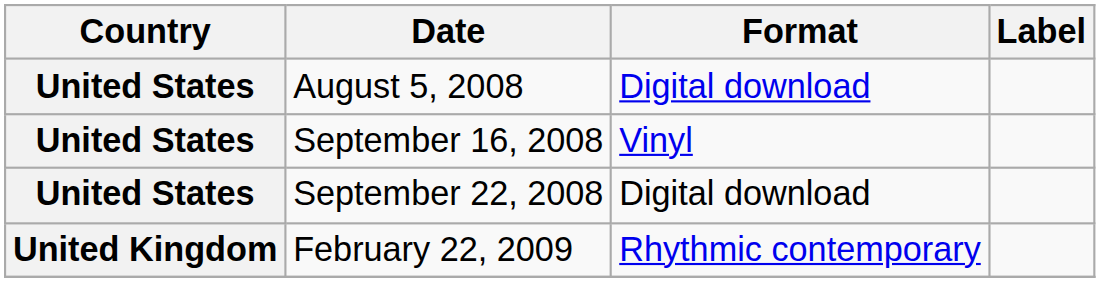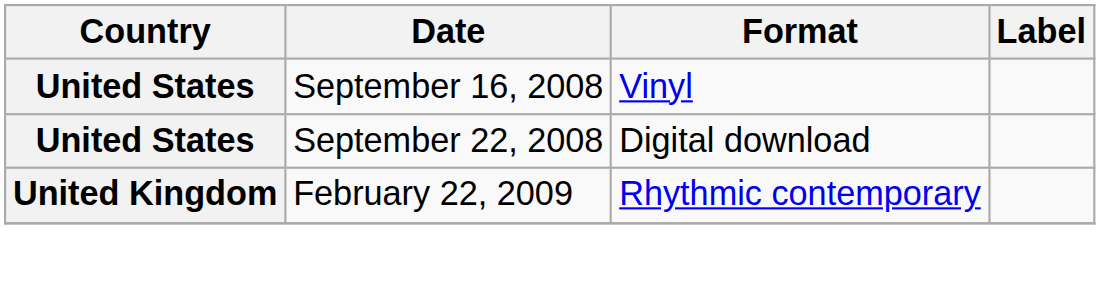- row: (408, 85)
